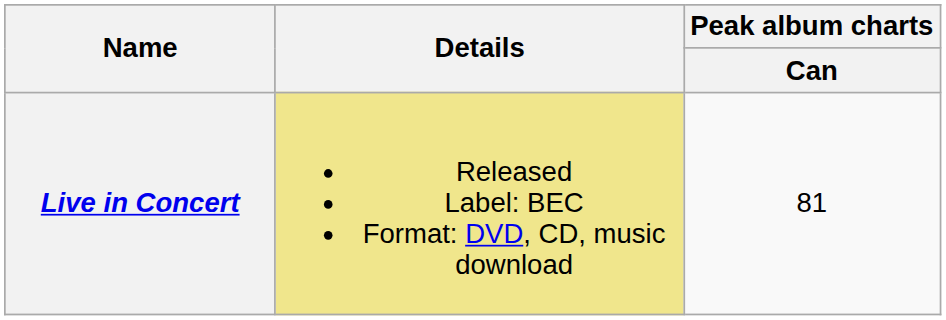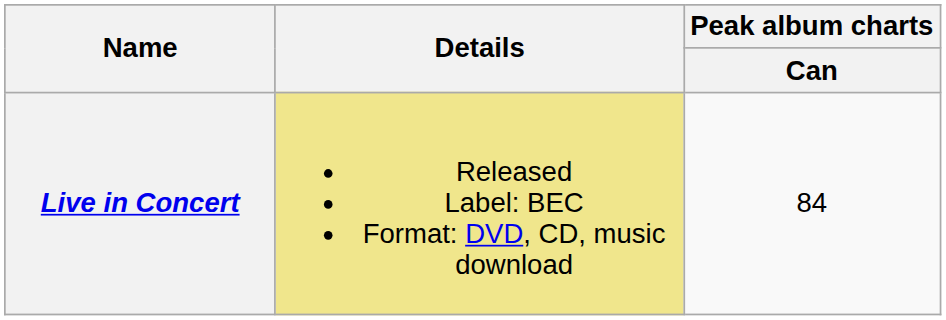(812, 203) 81 -> (812, 203) 84
